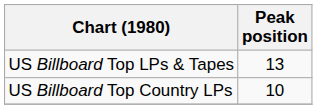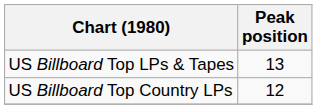(275, 90) 10 -> (275, 90) 12
